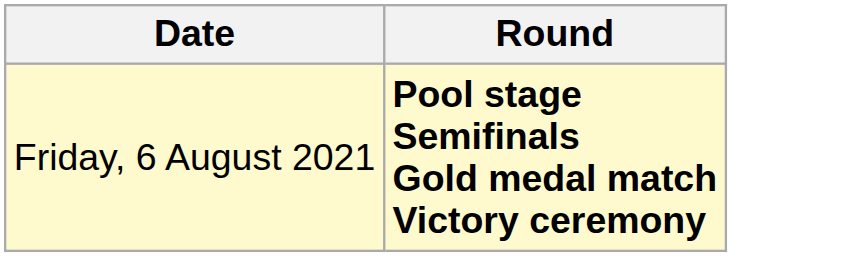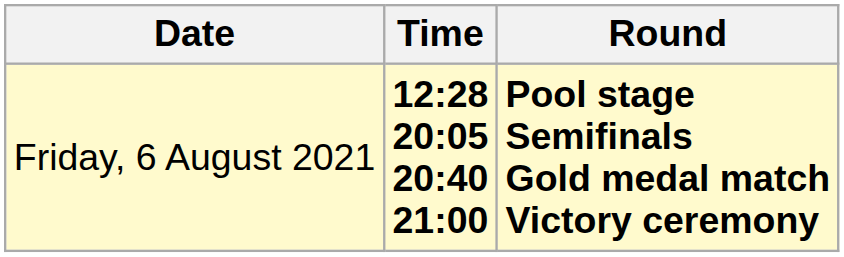+ column: (440, 34)
